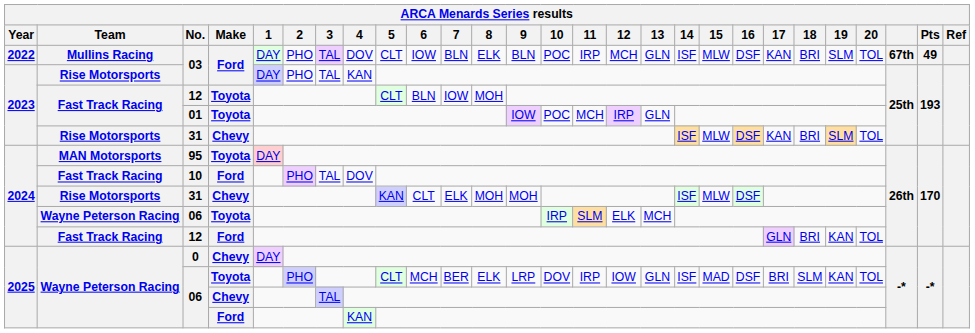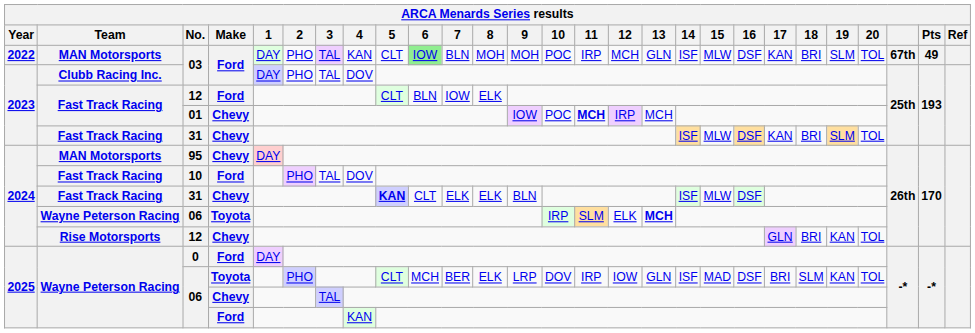(110, 55) Mullins Racing -> (110, 55) MAN Motorsports
(360, 55) DOV -> (360, 55) KAN
(424, 55) no background -> (425, 55) lightgreen background
(489, 55) ELK -> (490, 55) MOH
(523, 55) BLN -> (525, 55) MOH
(110, 75) Rise Motorsports -> (110, 75) Clubb Racing Inc.
(360, 75) KAN -> (360, 75) DOV
(231, 95) Toyota -> (231, 95) Ford
(489, 95) MOH -> (490, 95) ELK
(231, 115) Toyota -> (231, 115) Chevy
(590, 115) normal -> (591, 115) bold
(657, 115) GLN -> (659, 115) MCH
(110, 136) Rise Motorsports -> (110, 136) Fast Track Racing
(231, 156) Toyota -> (231, 156) Chevy
(110, 196) Rise Motorsports -> (110, 196) Fast Track Racing
(391, 196) normal -> (392, 196) bold
(489, 196) MOH -> (490, 196) ELK
(523, 196) MOH -> (525, 196) BLN
(657, 216) normal -> (659, 216) bold
(110, 237) Fast Track Racing -> (110, 237) Rise Motorsports
(231, 237) Ford -> (231, 237) Chevy
(231, 257) Chevy -> (231, 257) Ford
